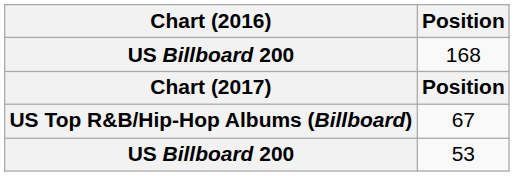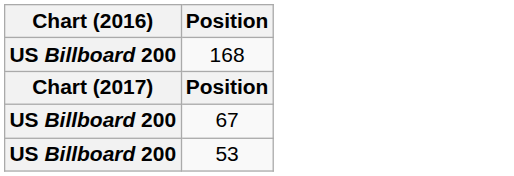(211, 120) US Top R&B/Hip-Hop Albums (Billboard) -> (93, 120) US Billboard 200
